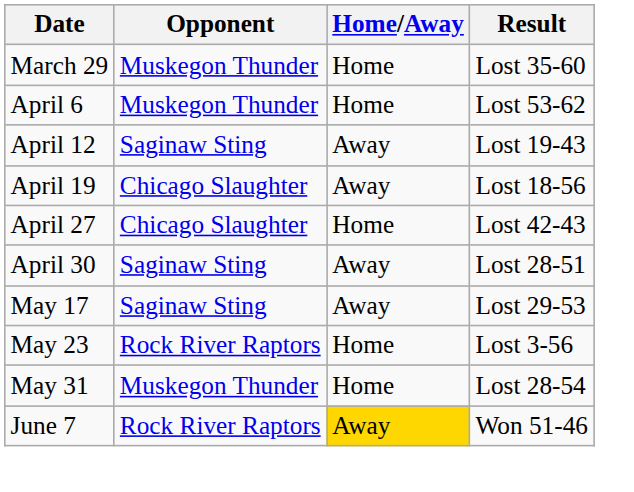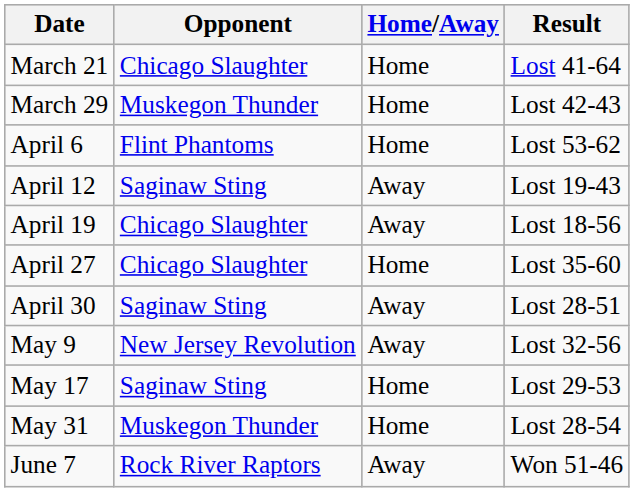+ row: (59, 64)
(531, 64) Lost 35-60 -> (566, 104) Lost 42-43
(219, 104) Muskegon Thunder -> (197, 144) Flint Phantoms
(531, 225) Lost 42-43 -> (566, 265) Lost 35-60
+ row: (43, 345)
(361, 305) Away -> (398, 385) Home
- row: (50, 345)
(361, 425) gold background -> (396, 465) no background
